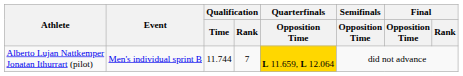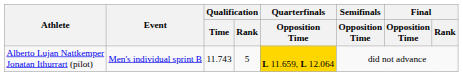(219, 59) 11.744 -> (219, 59) 11.743
(247, 59) 7 -> (247, 59) 5
